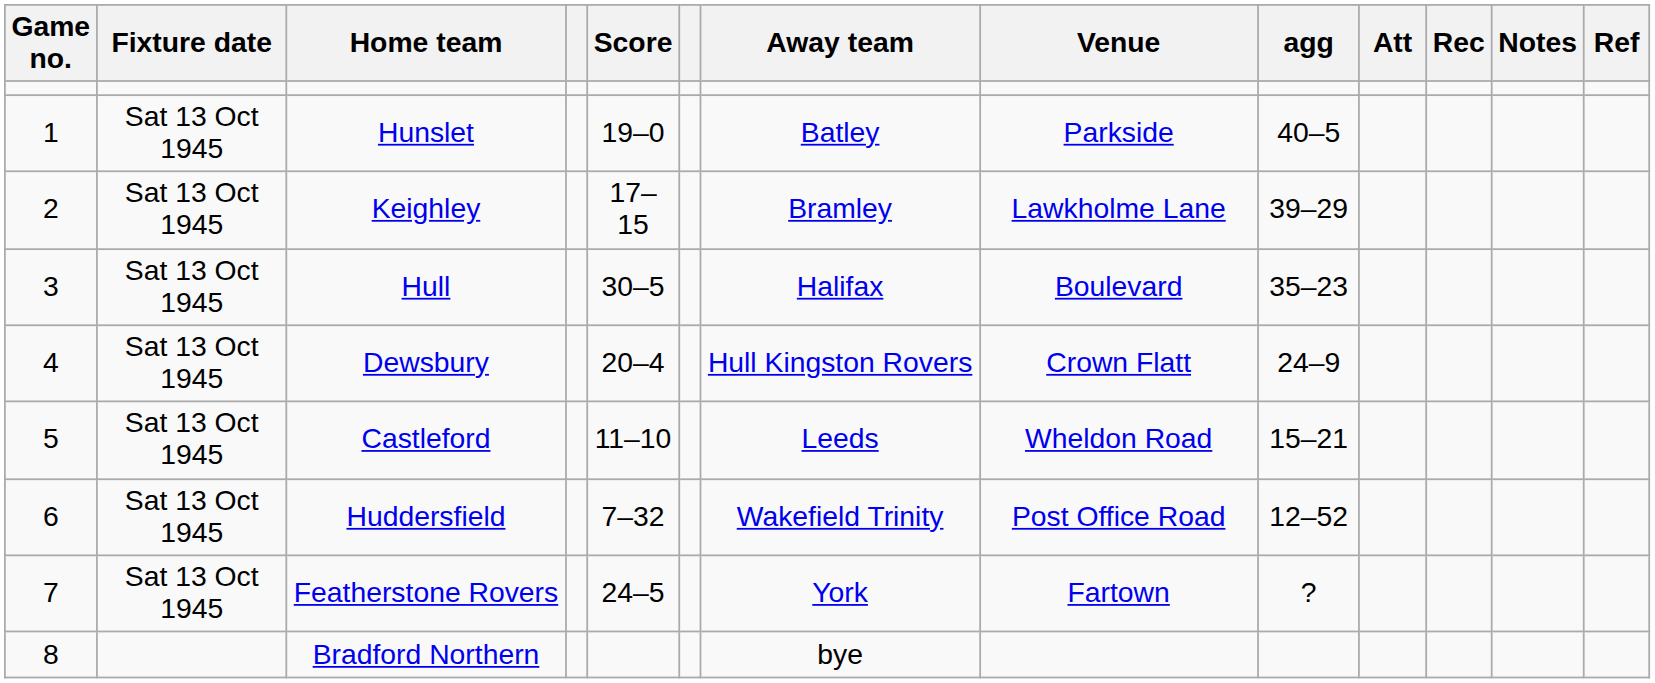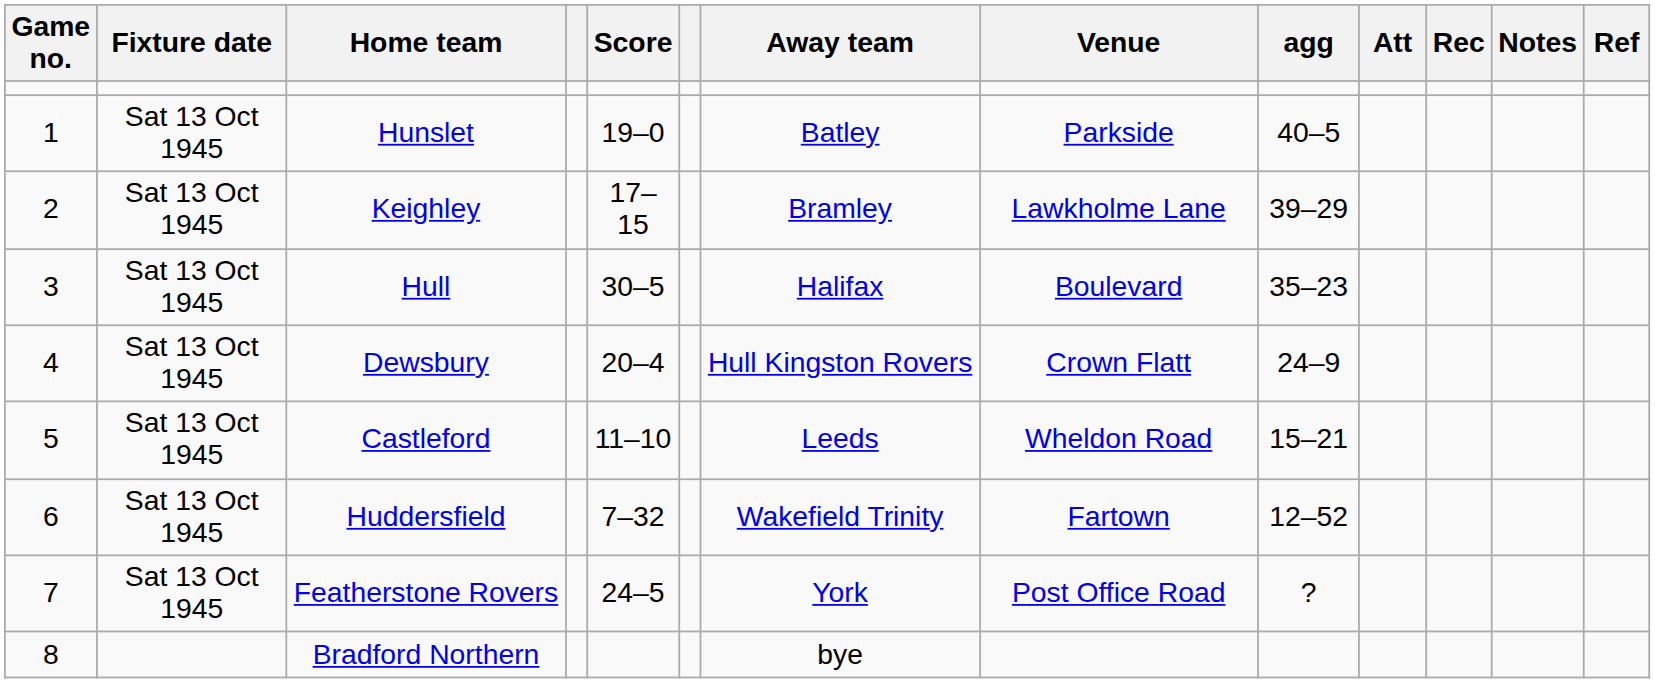(1119, 516) Post Office Road -> (1119, 516) Fartown
(1119, 593) Fartown -> (1119, 593) Post Office Road
